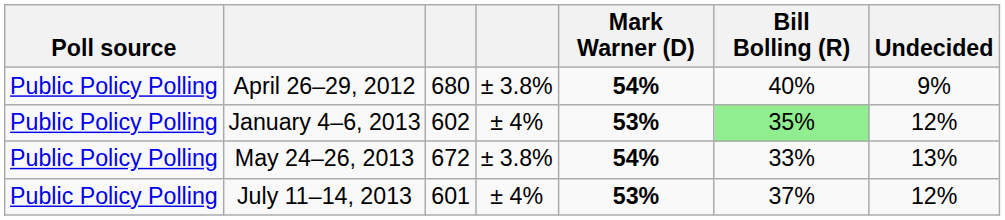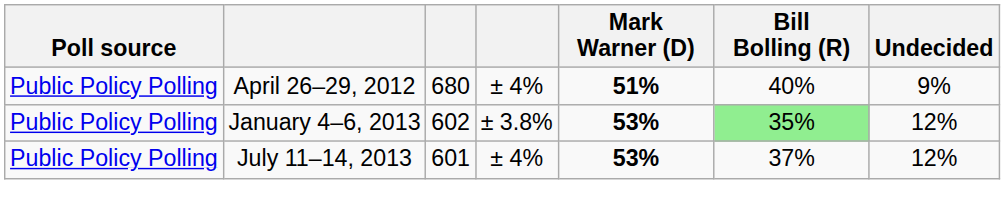(517, 85) ± 3.8% -> (517, 85) ± 4%
(636, 85) 54% -> (636, 85) 51%
(517, 122) ± 4% -> (517, 122) ± 3.8%
- row: (324, 159)
